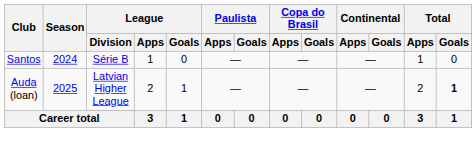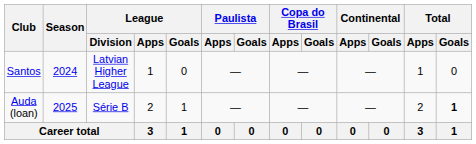(111, 59) Série B -> (111, 72) Latvian Higher League
(111, 89) Latvian Higher League -> (111, 107) Série B
